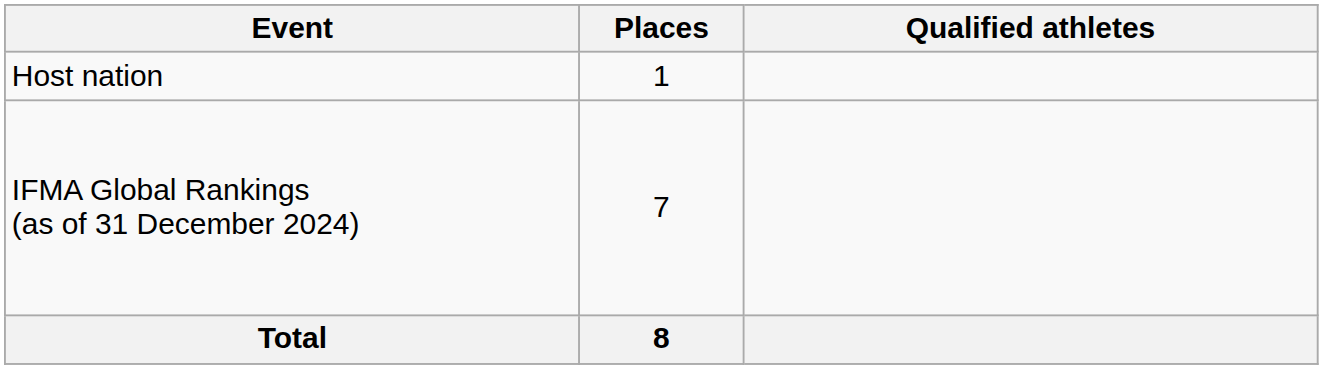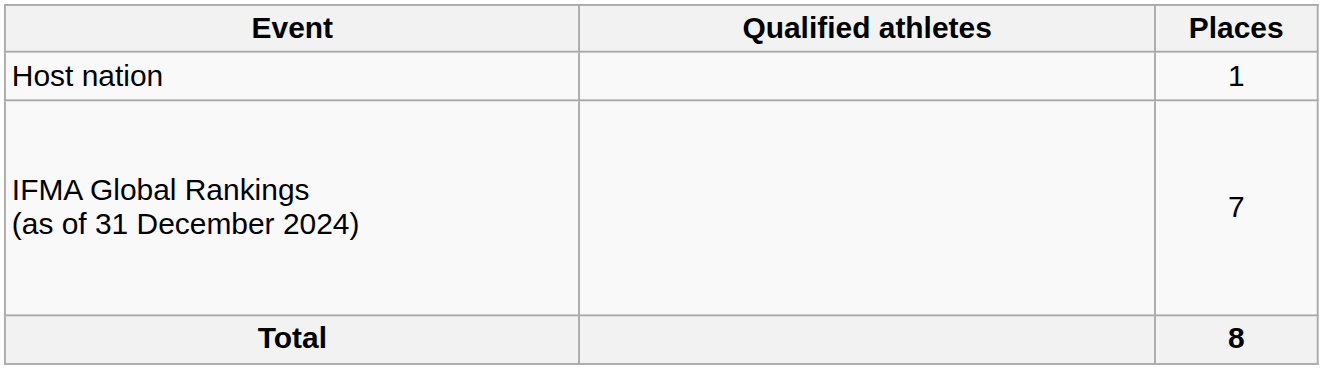columns swapped: (661, 28) <-> (1031, 28)
